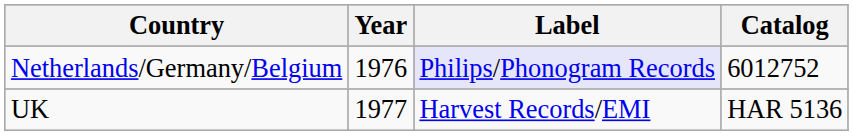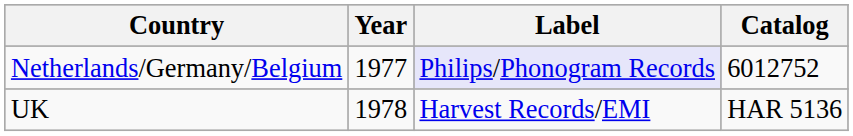(381, 67) 1976 -> (381, 67) 1977
(381, 109) 1977 -> (381, 109) 1978
